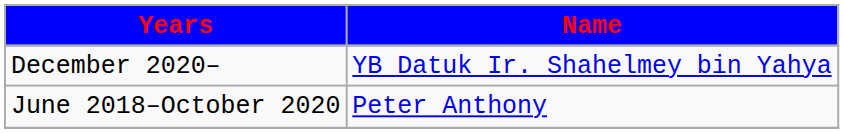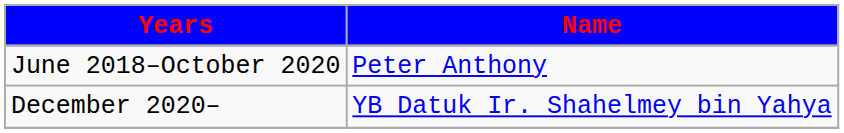rows swapped: (176, 107) <-> (116, 66)
